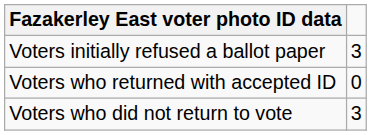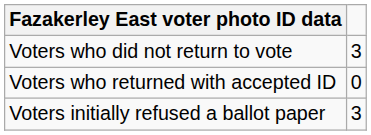rows swapped: (167, 51) <-> (151, 113)
